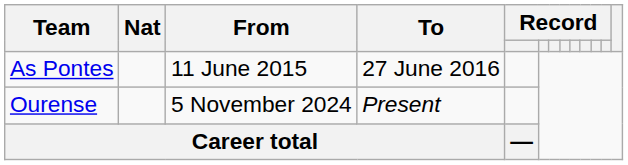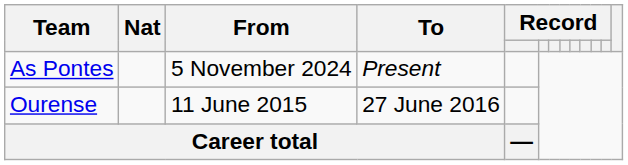(239, 69) 11 June 2015 -> (261, 69) 5 November 2024
(431, 69) 27 June 2016 -> (401, 69) Present
(261, 105) 5 November 2024 -> (239, 105) 11 June 2015
(401, 105) Present -> (431, 105) 27 June 2016
